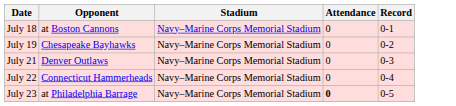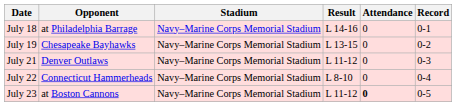+ column: (342, 12)
(80, 28) at Boston Cannons -> (89, 28) at Philadelphia Barrage
(89, 93) at Philadelphia Barrage -> (80, 93) at Boston Cannons
